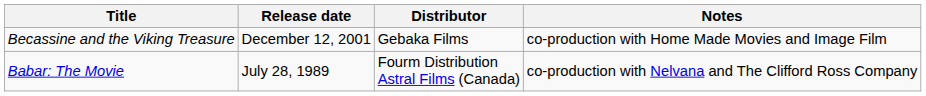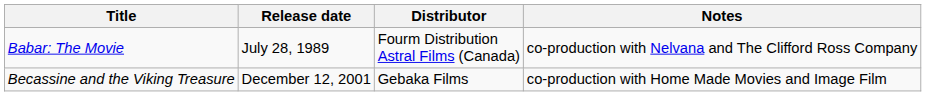rows swapped: (66, 71) <-> (121, 39)
